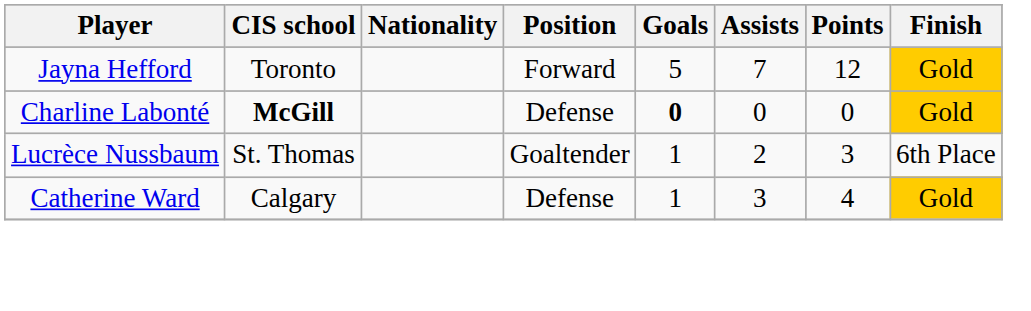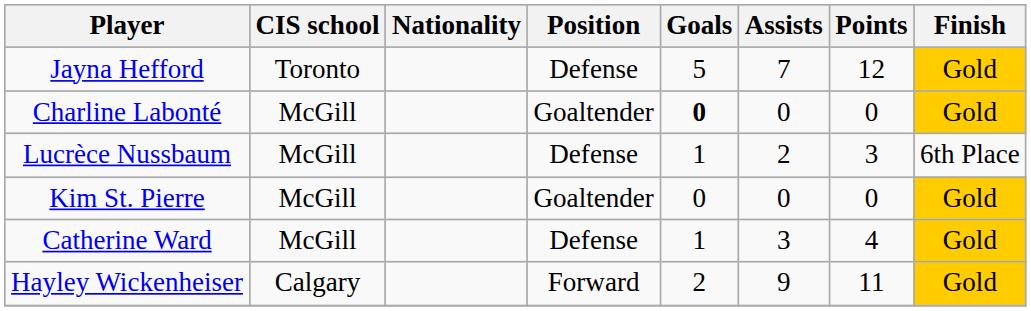(570, 68) Forward -> (594, 68) Defense
(294, 111) bold -> (317, 111) normal
(570, 111) Defense -> (594, 111) Goaltender
(294, 154) St. Thomas -> (317, 154) McGill
(570, 154) Goaltender -> (594, 154) Defense
+ row: (127, 197)
(293, 197) Calgary -> (317, 240) McGill
+ row: (127, 283)
